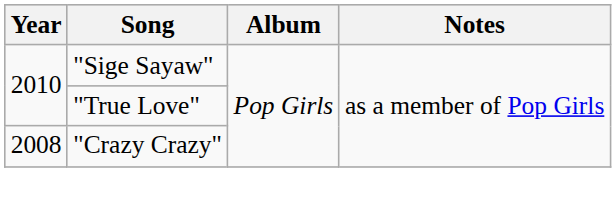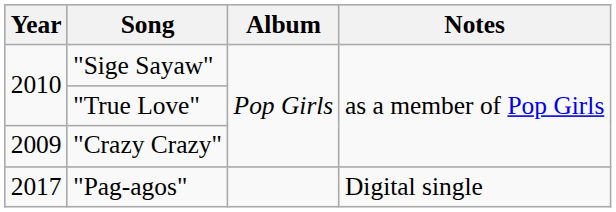(36, 145) 2008 -> (36, 145) 2009
+ row: (130, 186)
